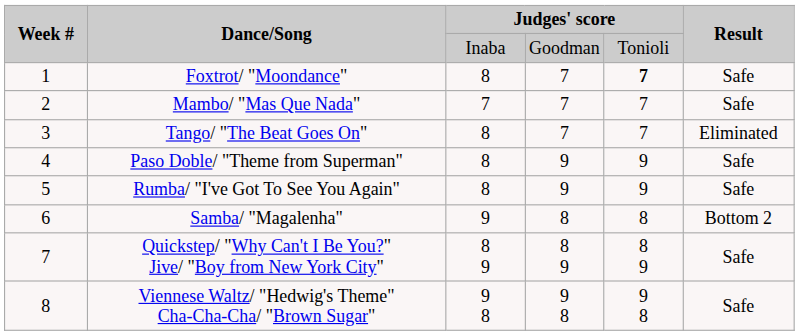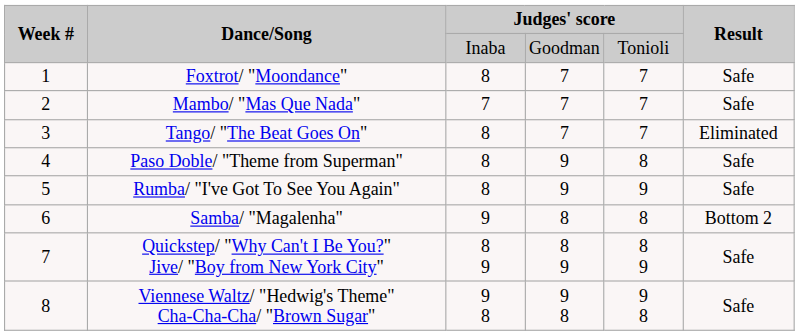(643, 76) bold -> (643, 76) normal
(643, 161) 9 -> (643, 161) 8
